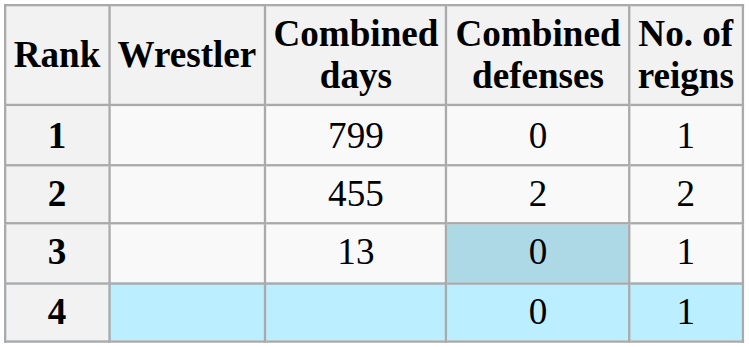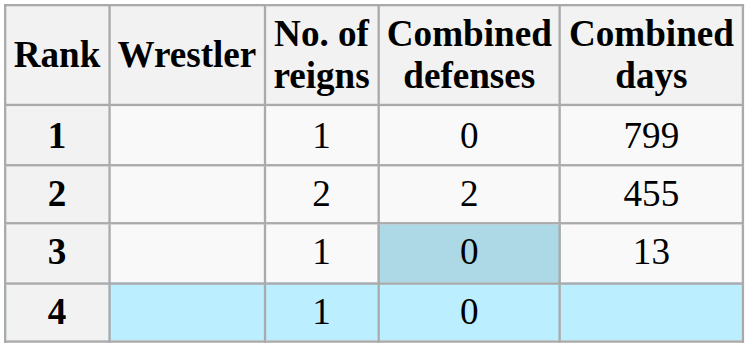columns swapped: (686, 54) <-> (356, 54)
